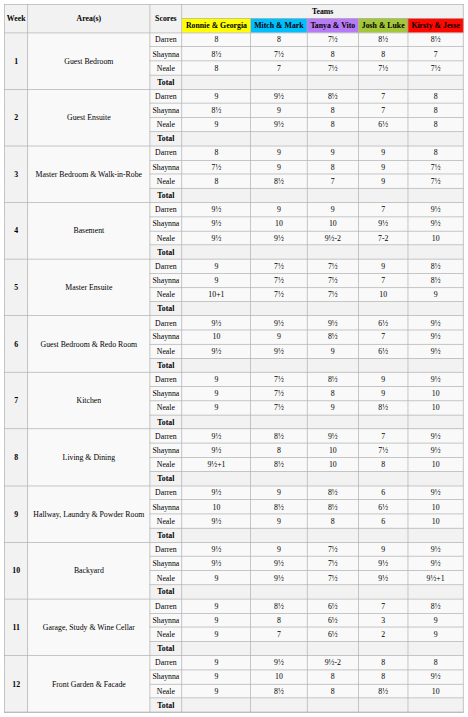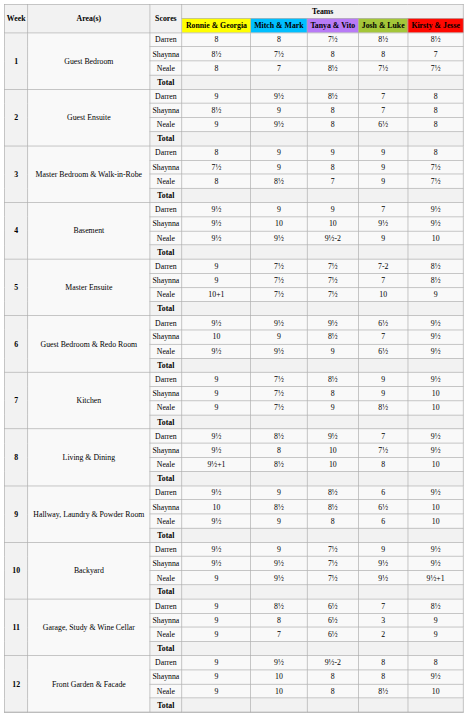(333, 68) 7½ -> (333, 68) 8½
(383, 238) 7-2 -> (383, 238) 9
(383, 266) 9 -> (383, 266) 7-2
(279, 691) 8½ -> (279, 691) 10
